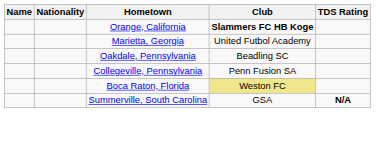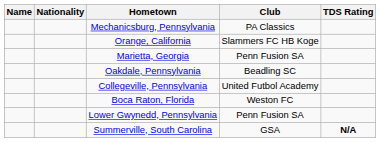+ row: (153, 27)
(262, 27) bold -> (270, 42) normal
(262, 42) United Futbol Academy -> (270, 56) Penn Fusion SA
(262, 71) Penn Fusion SA -> (270, 86) United Futbol Academy
(262, 86) khaki background -> (270, 101) no background
+ row: (153, 116)
